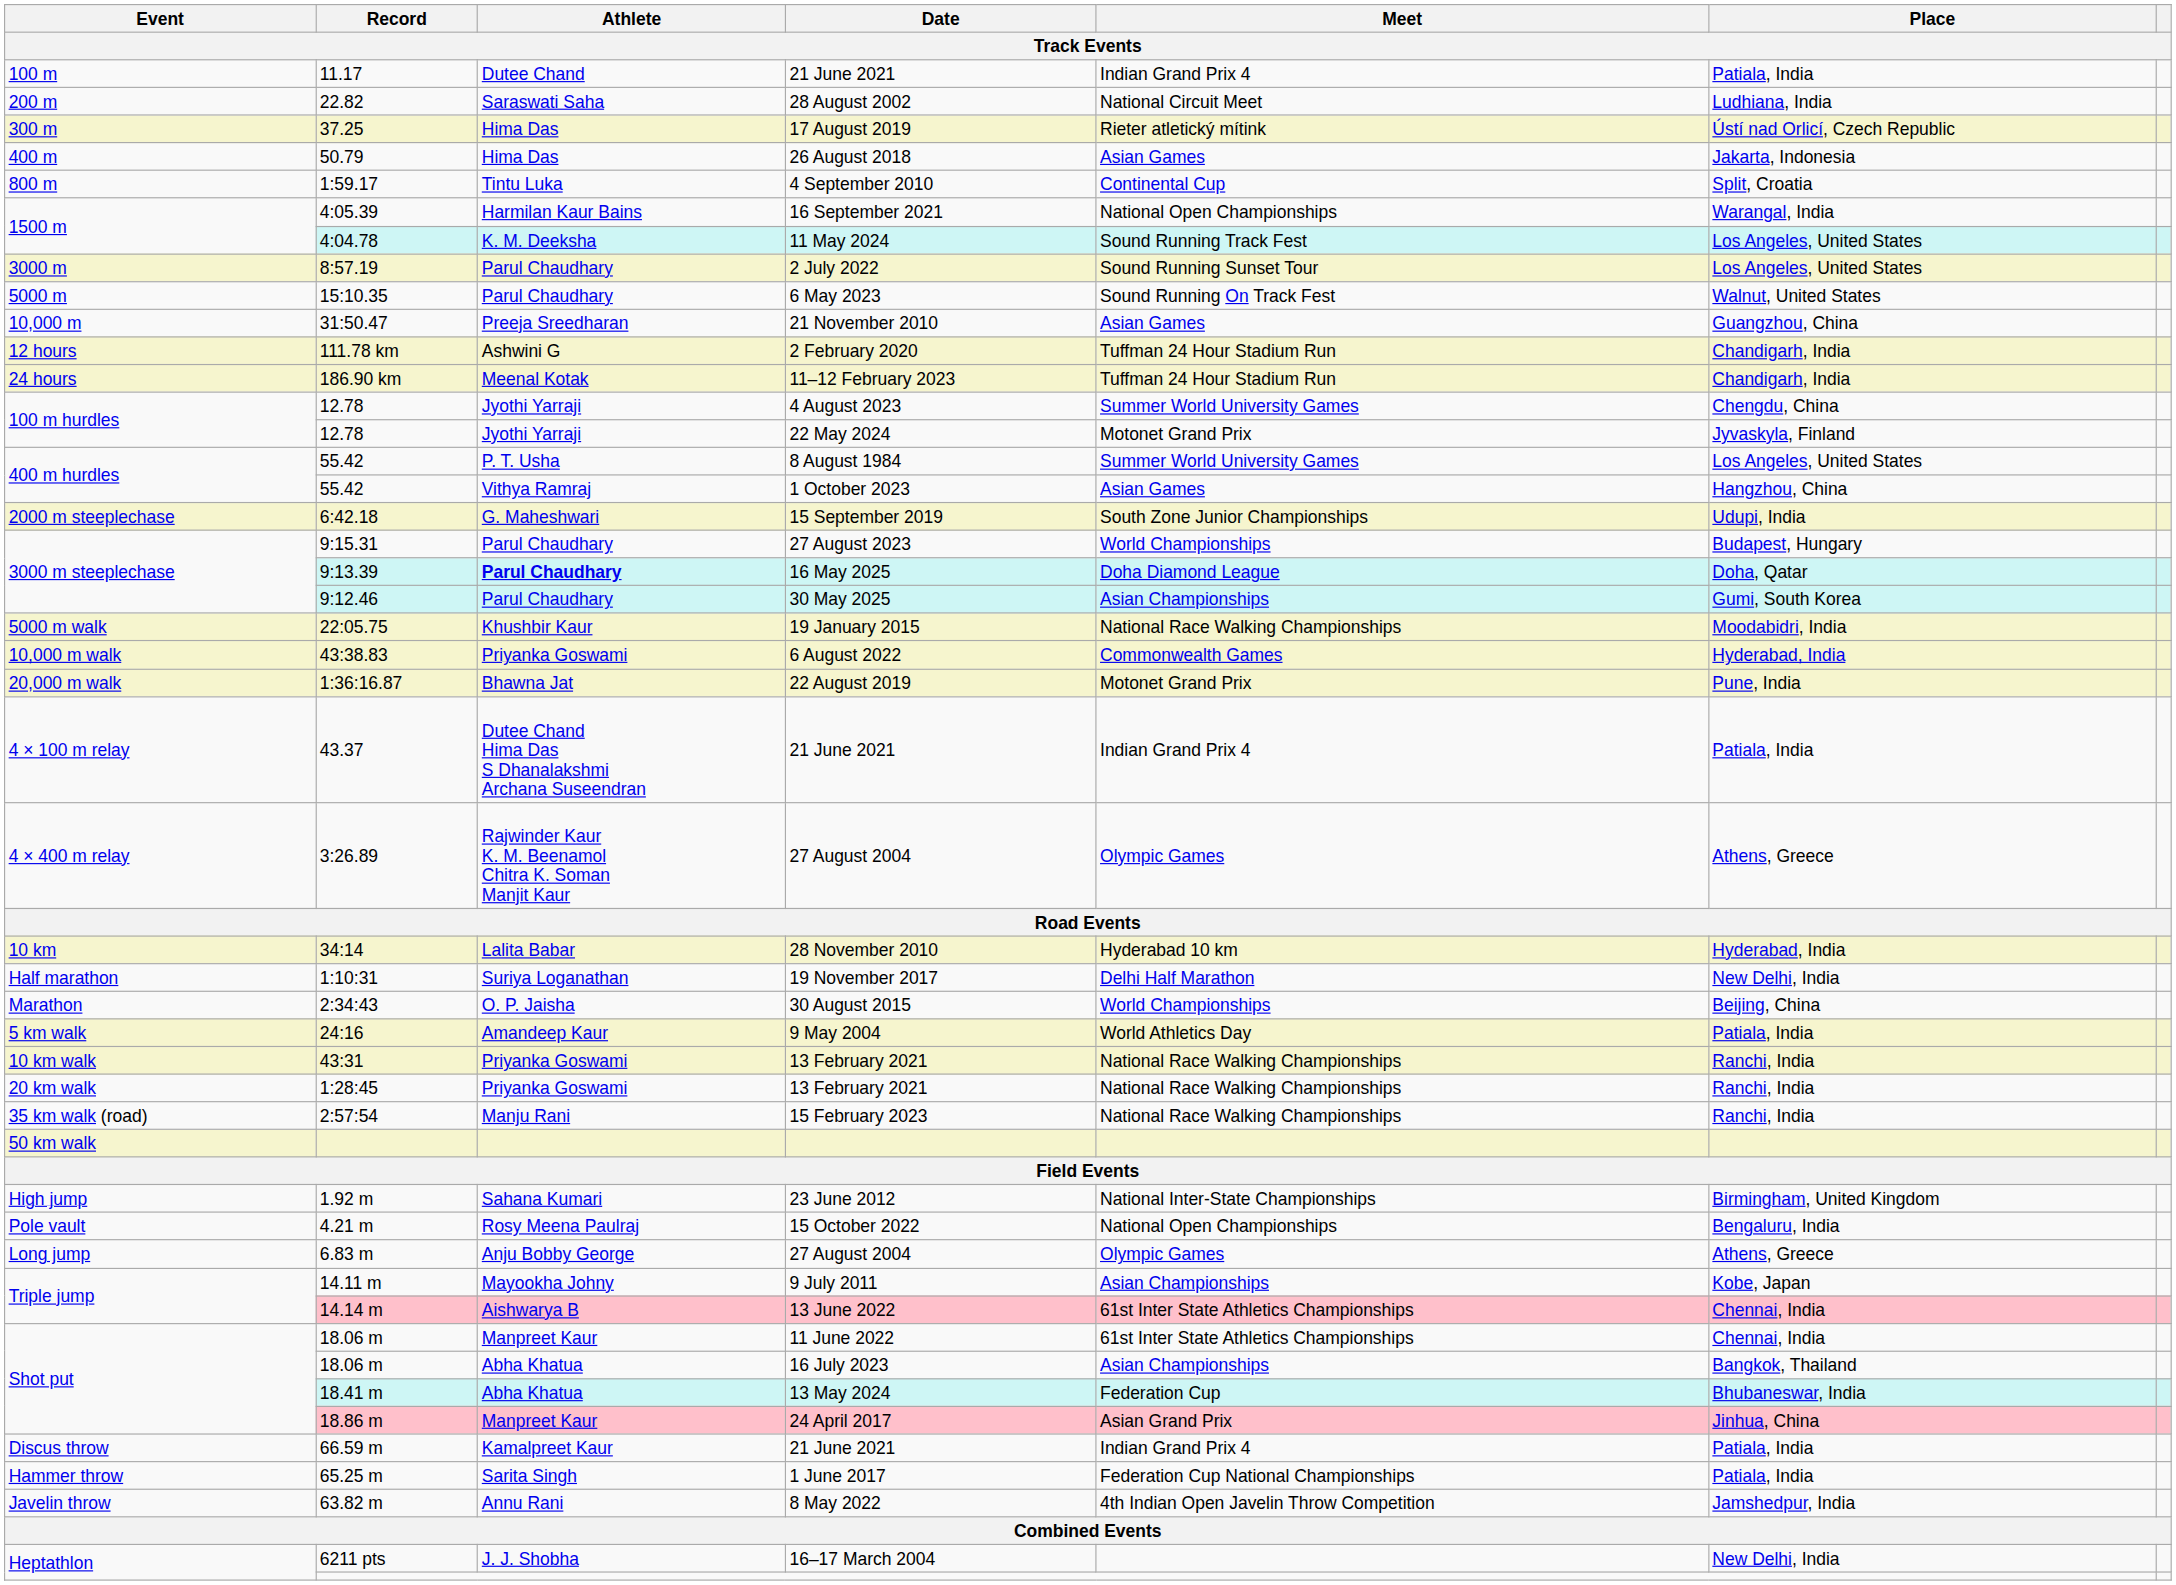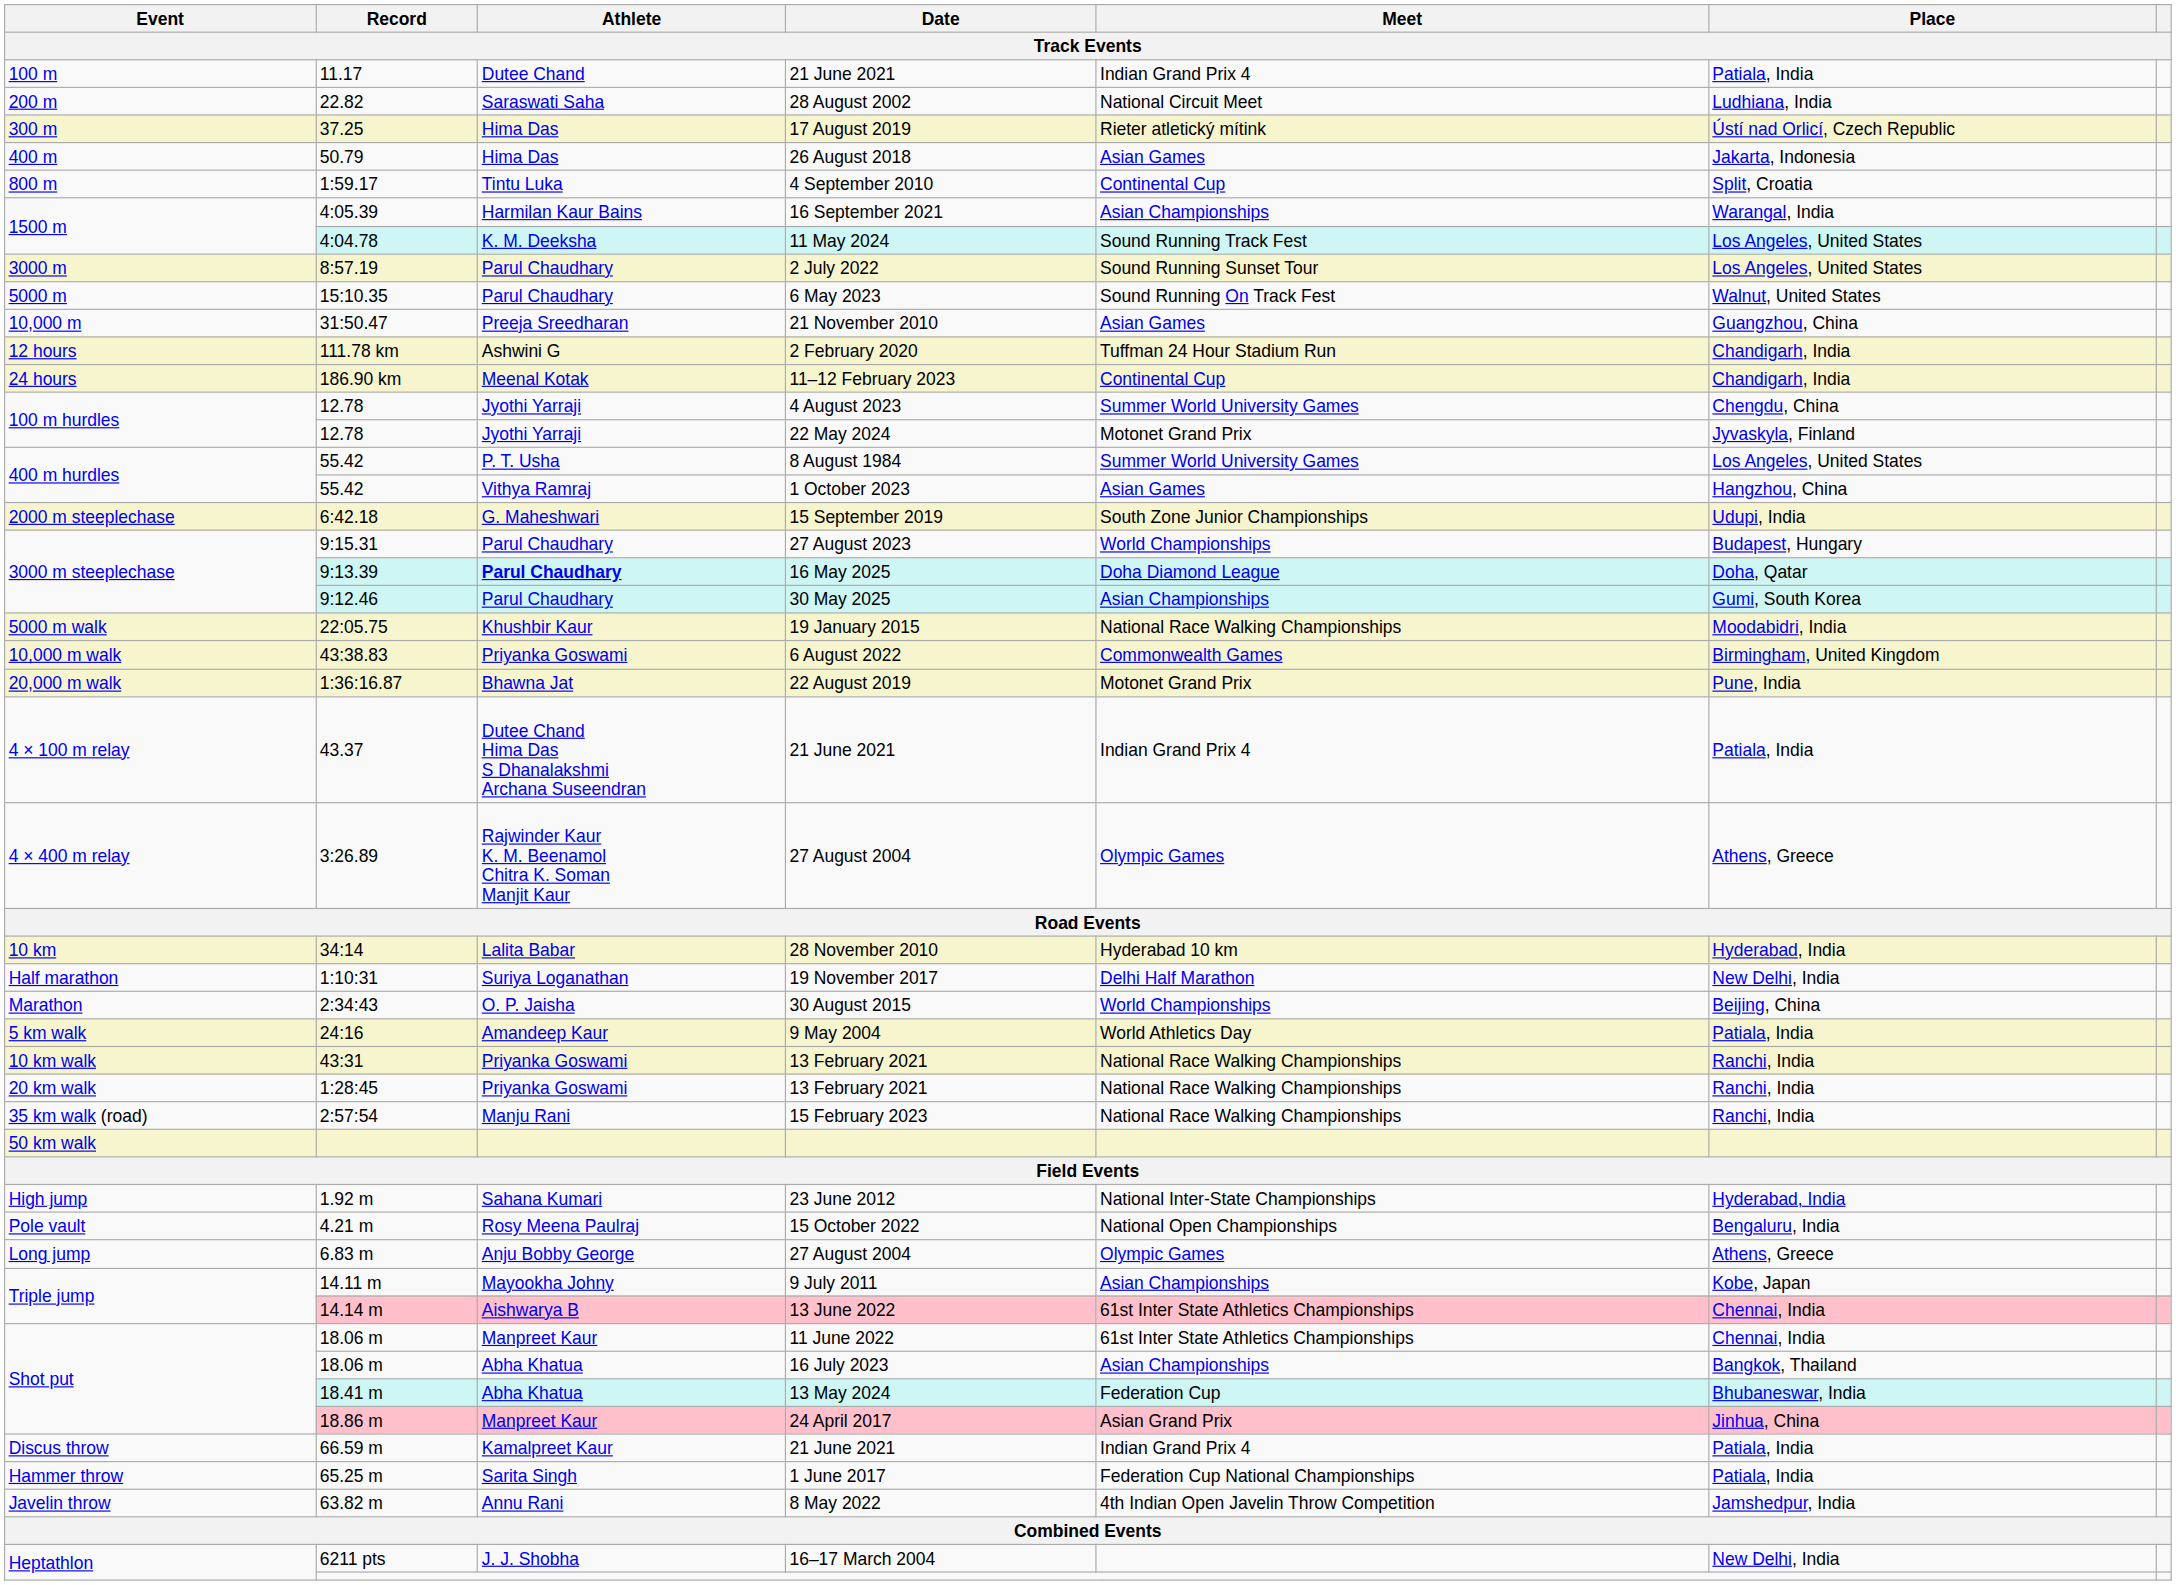(1218, 212) National Open Championships -> (1185, 212) Asian Championships
(1218, 378) Tuffman 24 Hour Stadium Run -> (1163, 378) Continental Cup
(1779, 655) Hyderabad, India -> (1826, 655) Birmingham, United Kingdom
(1826, 1199) Birmingham, United Kingdom -> (1779, 1199) Hyderabad, India
